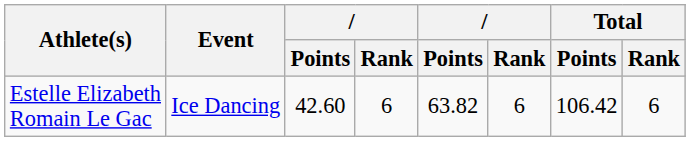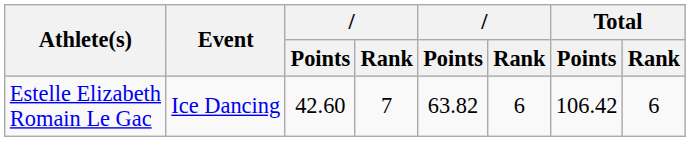(387, 105) 6 -> (387, 105) 7
